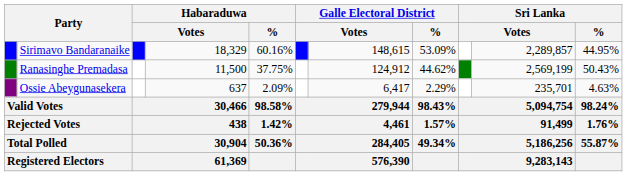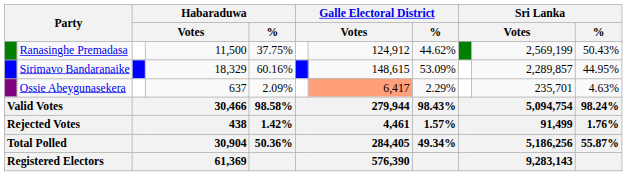rows swapped: (75, 50) <-> (74, 69)
(397, 87) no background -> (397, 87) lightsalmon background
